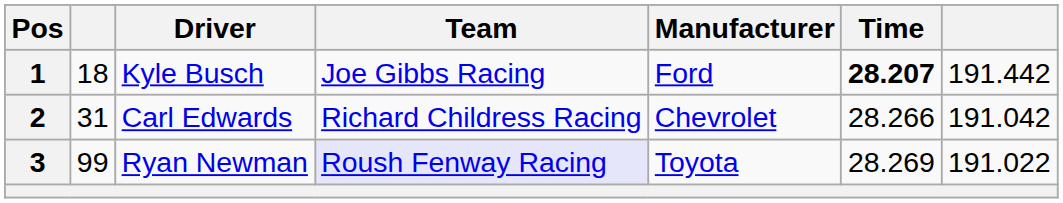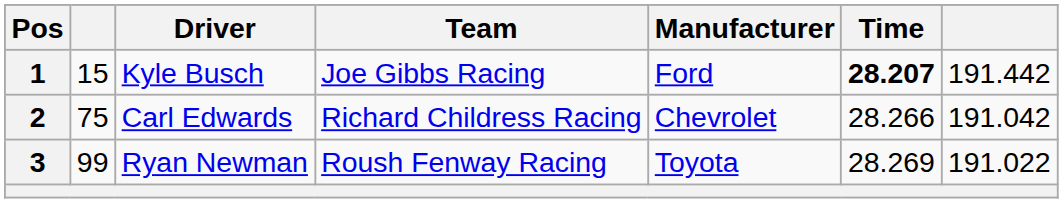(93, 73) 18 -> (93, 73) 15
(93, 118) 31 -> (93, 118) 75
(464, 163) lavender background -> (464, 163) no background
